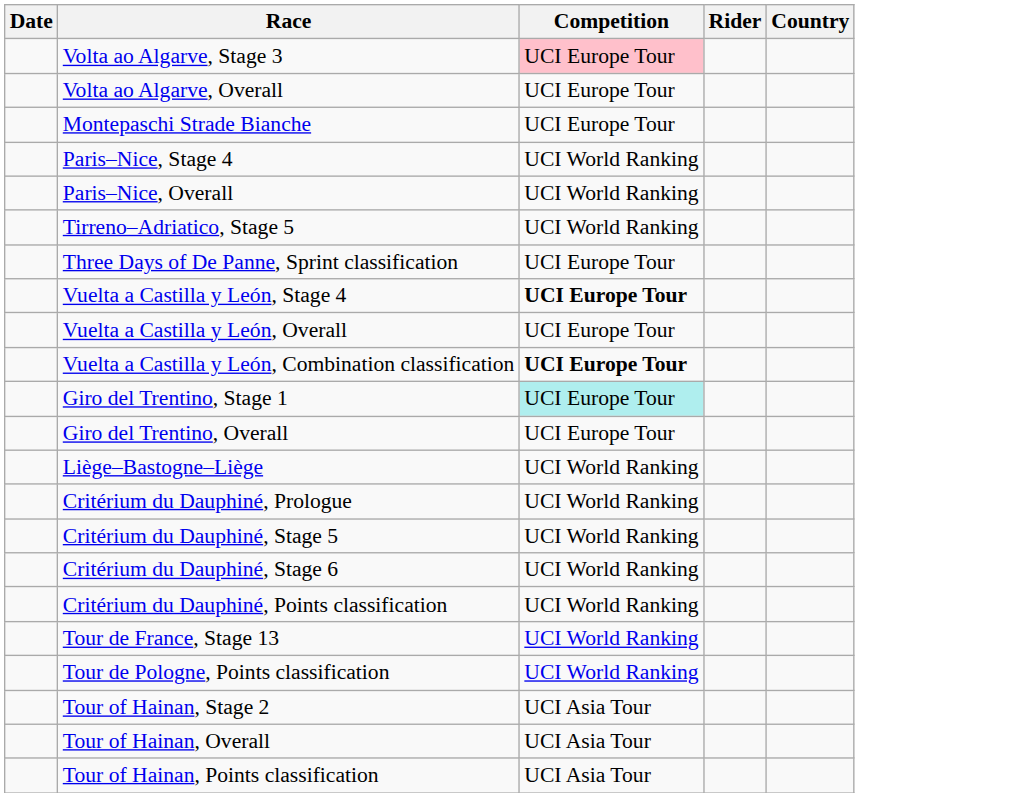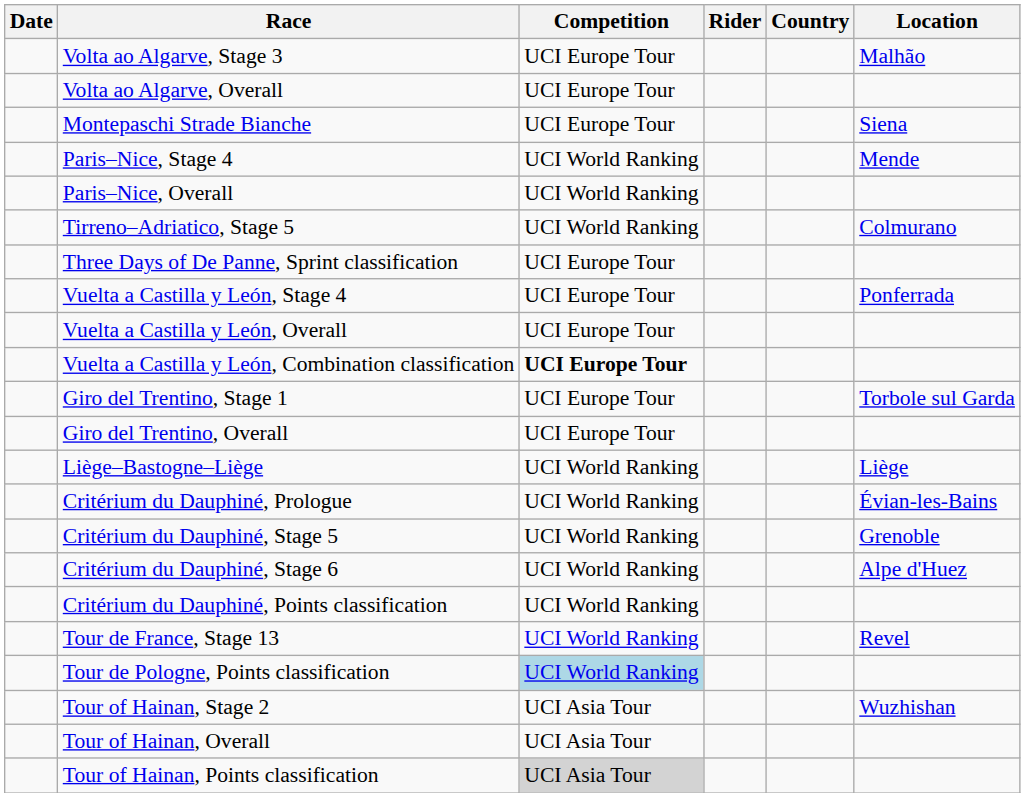+ column: (937, 21)
(600, 55) pink background -> (600, 55) no background
(606, 295) bold -> (600, 295) normal
(600, 398) paleturquoise background -> (600, 398) no background
(611, 672) no background -> (611, 672) lightblue background
(588, 775) no background -> (588, 775) lightgrey background
